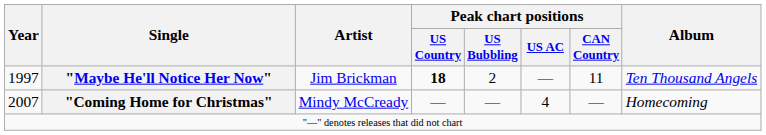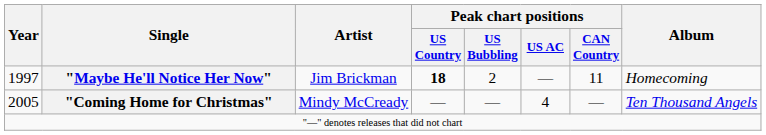(691, 77) Ten Thousand Angels -> (667, 77) Homecoming
(23, 102) 2007 -> (23, 102) 2005
(667, 102) Homecoming -> (691, 102) Ten Thousand Angels
